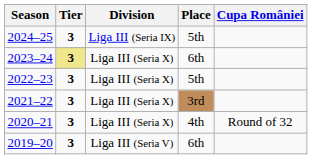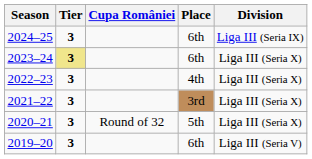columns swapped: (132, 15) <-> (260, 15)
(196, 36) 5th -> (196, 36) 6th
(196, 79) 5th -> (196, 79) 4th
(196, 122) 4th -> (196, 122) 5th
